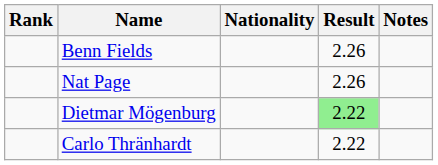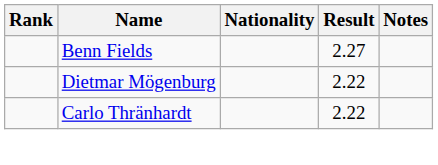(349, 51) 2.26 -> (349, 51) 2.27
- row: (96, 82)
(349, 113) lightgreen background -> (349, 82) no background
